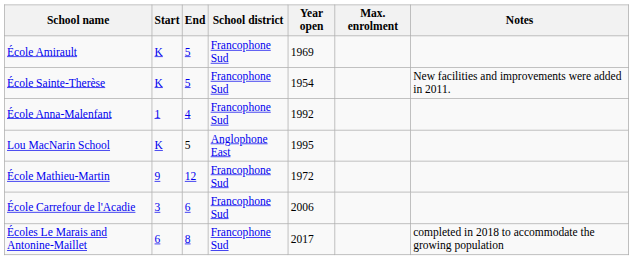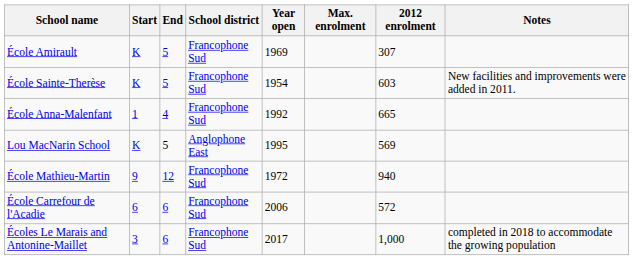+ column: (410, 20)
(157, 208) 3 -> (135, 208) 6
(157, 239) 6 -> (135, 239) 3
(188, 239) 8 -> (165, 239) 6
